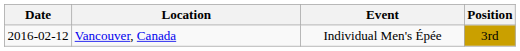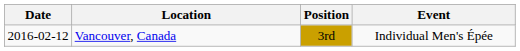columns swapped: (383, 14) <-> (490, 14)
